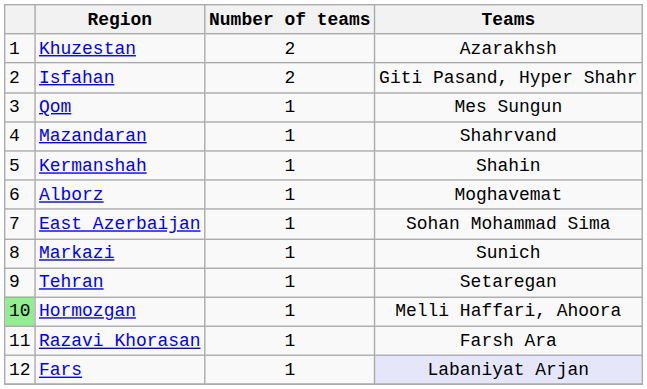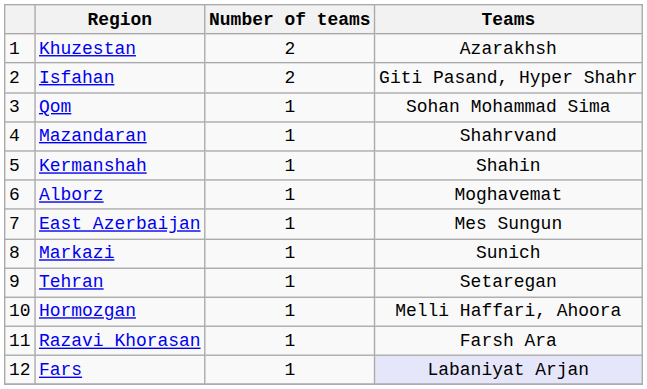(508, 107) Mes Sungun -> (508, 107) Sohan Mohammad Sima
(508, 224) Sohan Mohammad Sima -> (508, 224) Mes Sungun
(20, 312) lightgreen background -> (20, 312) no background
